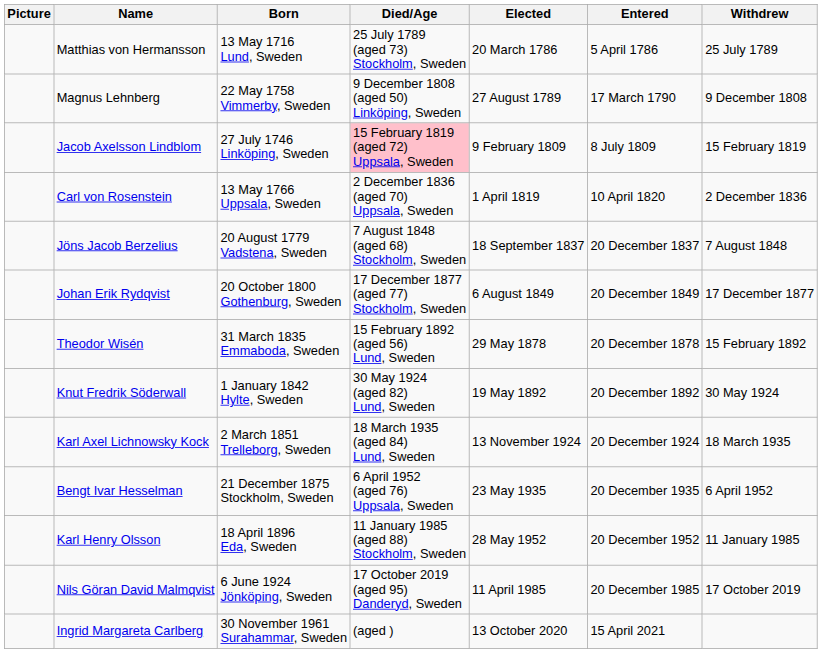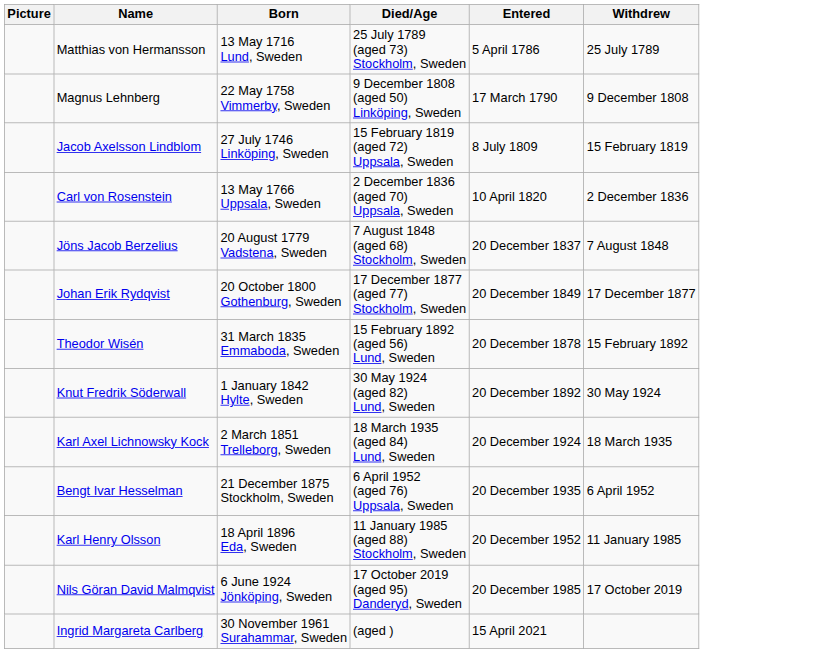- column: (528, 14)
(404, 147) pink background -> (404, 147) no background
